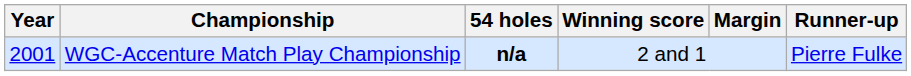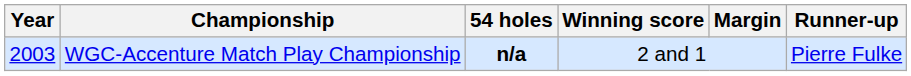(32, 53) 2001 -> (32, 53) 2003
